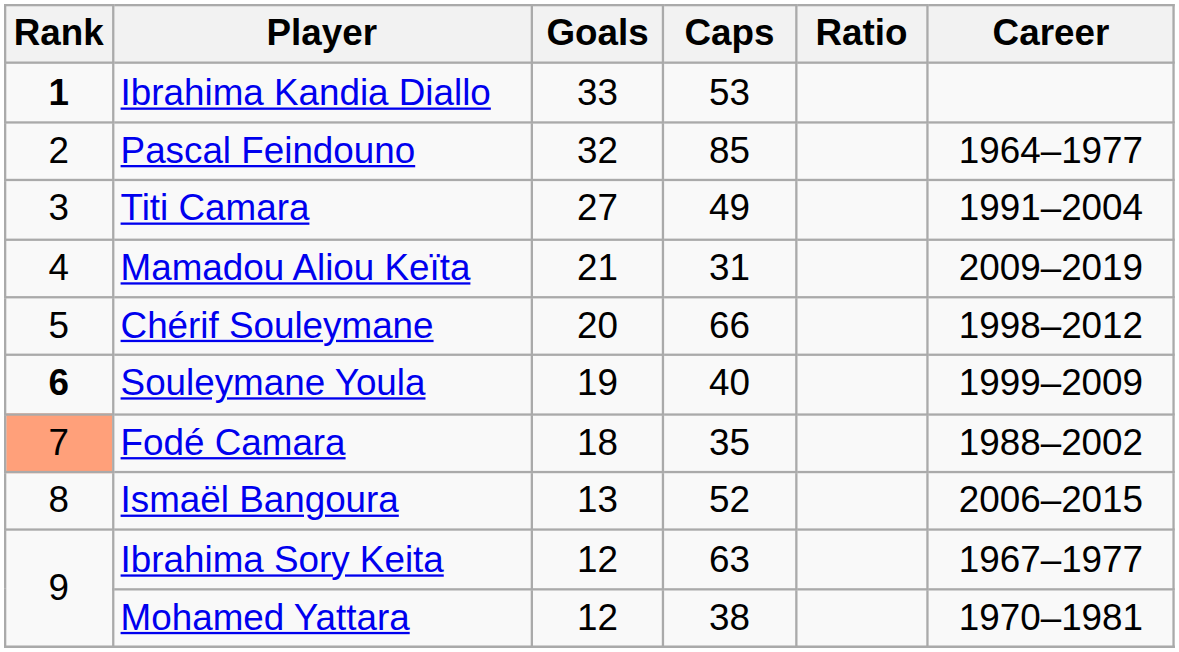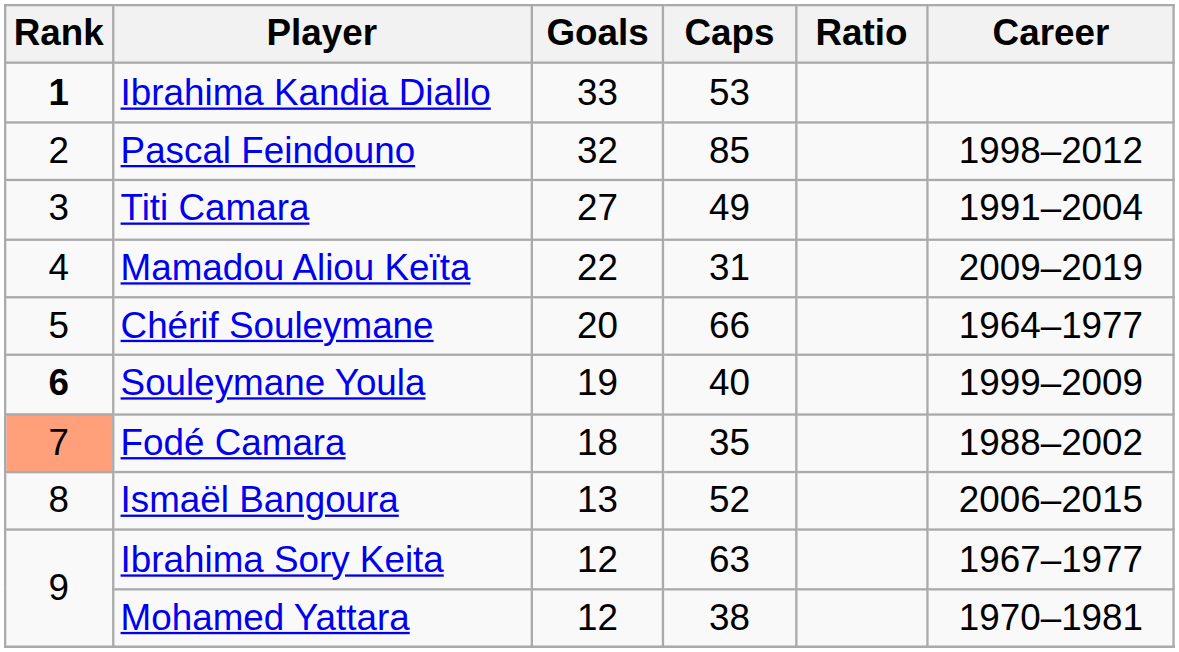(1051, 150) 1964–1977 -> (1051, 150) 1998–2012
(598, 267) 21 -> (598, 267) 22
(1051, 325) 1998–2012 -> (1051, 325) 1964–1977
